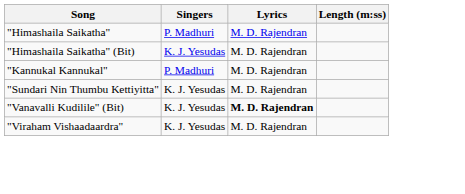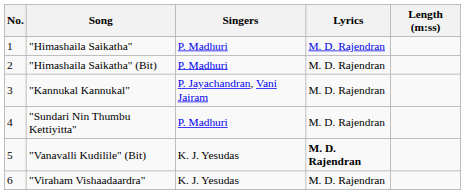+ column: (15, 20)
(195, 51) K. J. Yesudas -> (203, 65) P. Madhuri
(189, 70) P. Madhuri -> (227, 90) P. Jayachandran, Vani Jairam
(195, 89) K. J. Yesudas -> (203, 123) P. Madhuri
